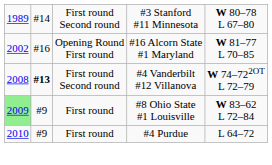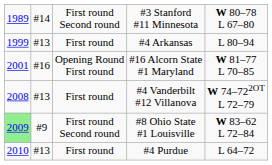+ row: (166, 42)
(18, 48) 2002 -> (18, 65) 2001
(42, 79) bold -> (42, 96) normal
(90, 79) First round Second round -> (90, 96) First round
(90, 110) First round -> (90, 127) First round Second round
(42, 134) #9 -> (42, 151) #13
